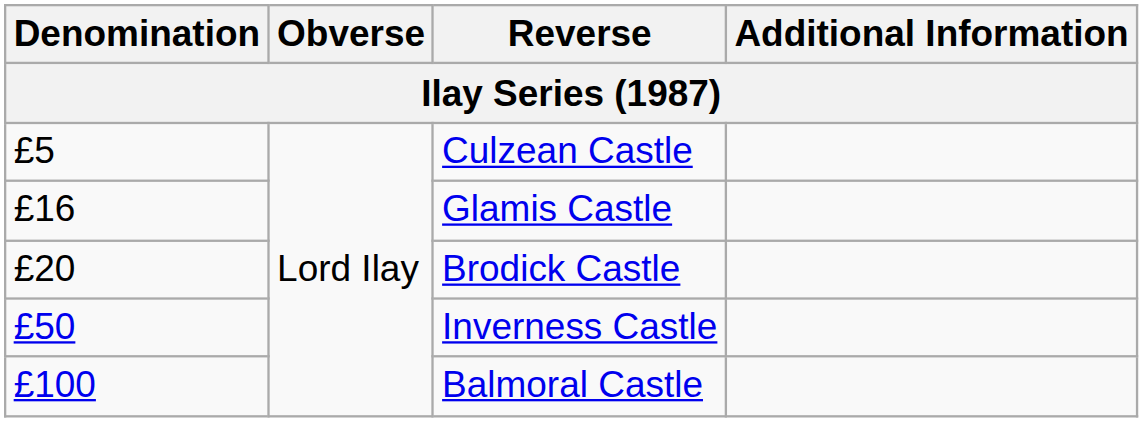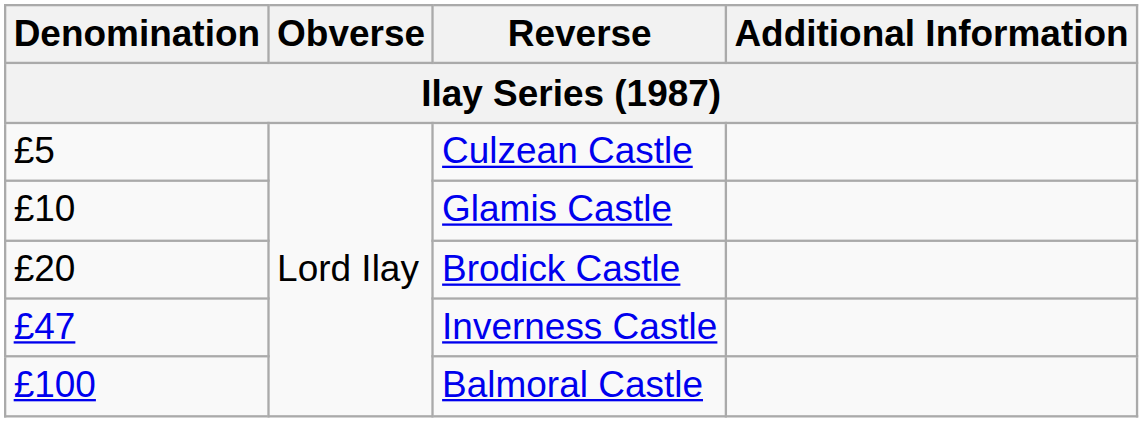(45, 209) £16 -> (45, 209) £10
(45, 326) £50 -> (45, 326) £47
